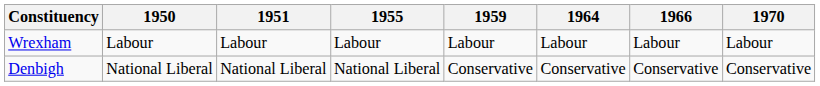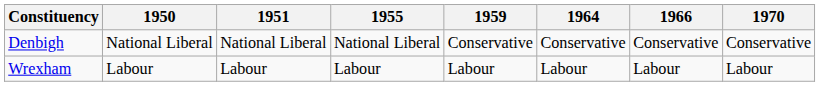rows swapped: (36, 68) <-> (40, 42)
